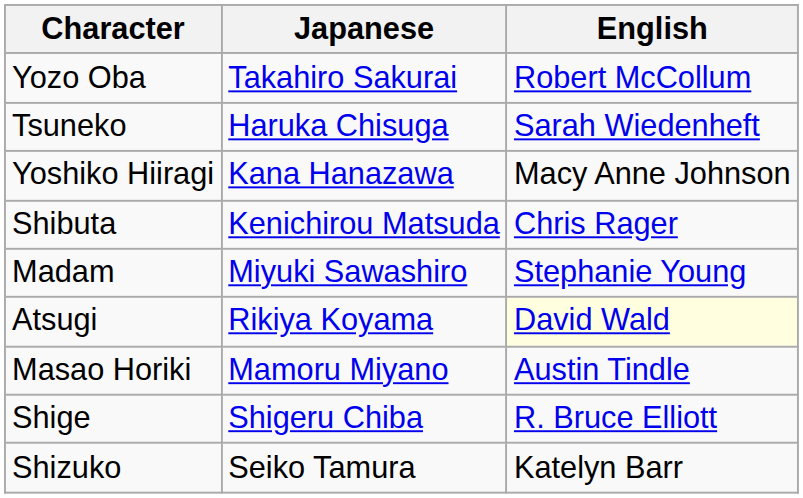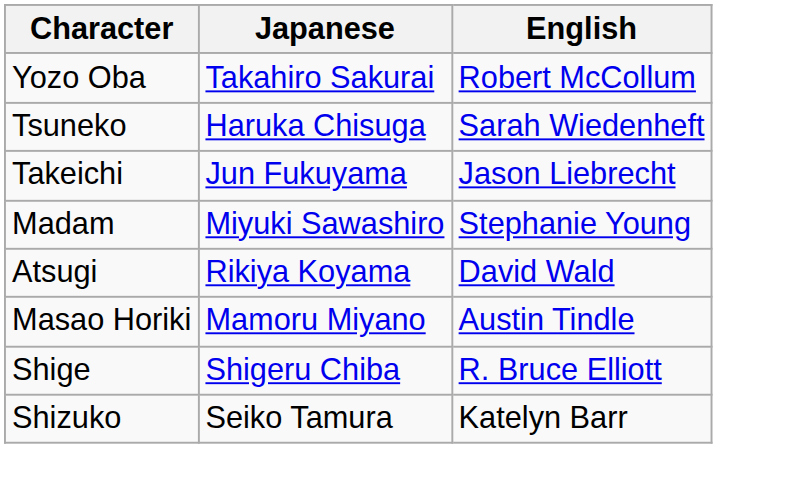+ row: (68, 175)
- row: (113, 175)
- row: (64, 223)
(592, 321) lightyellow background -> (537, 272) no background
